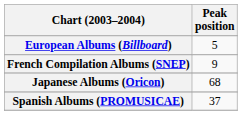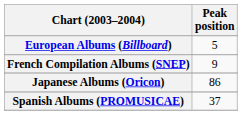(215, 82) 68 -> (215, 82) 86
